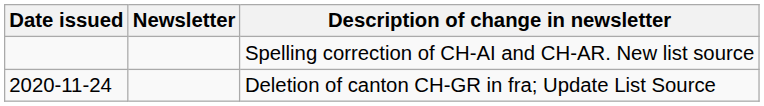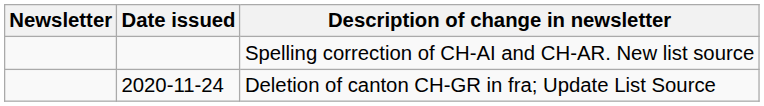columns swapped: (184, 20) <-> (66, 20)
